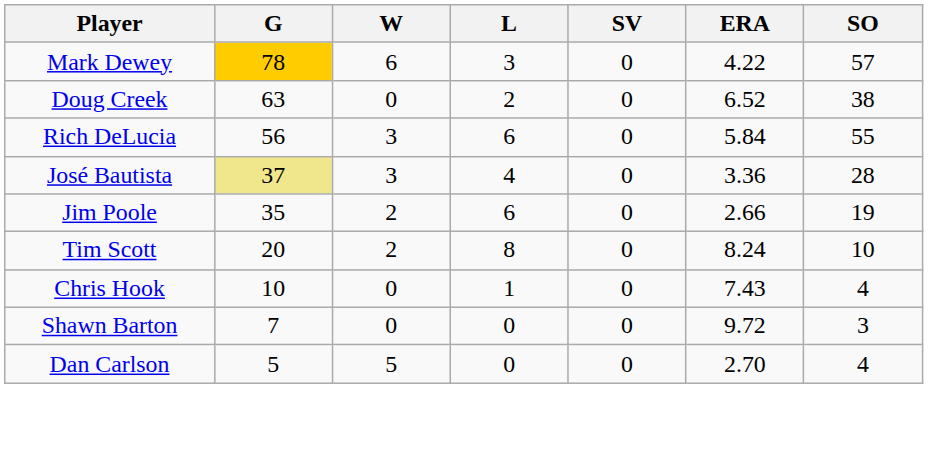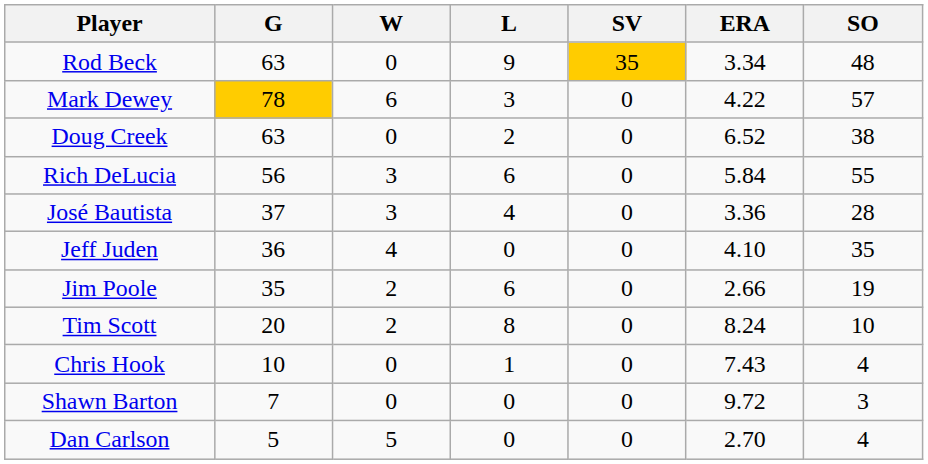+ row: (110, 61)
(273, 174) khaki background -> (273, 212) no background
+ row: (110, 250)
